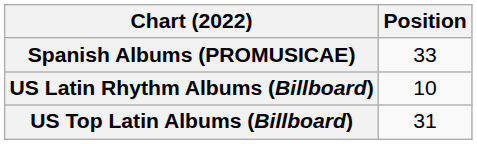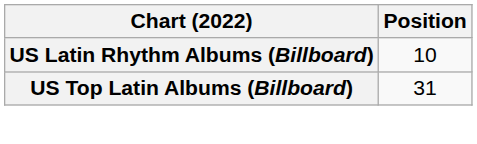- row: (192, 54)
